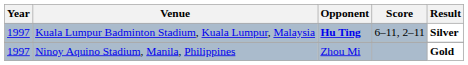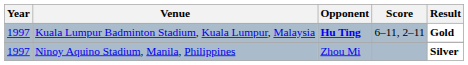(444, 33) Silver -> (442, 33) Gold
(442, 51) Gold -> (444, 51) Silver
